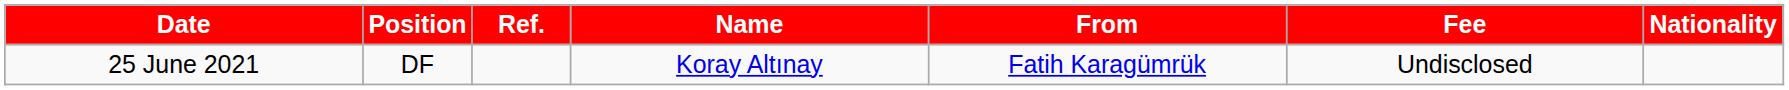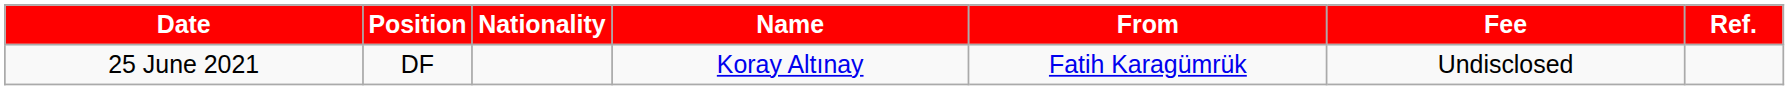columns swapped: (1713, 25) <-> (522, 25)
